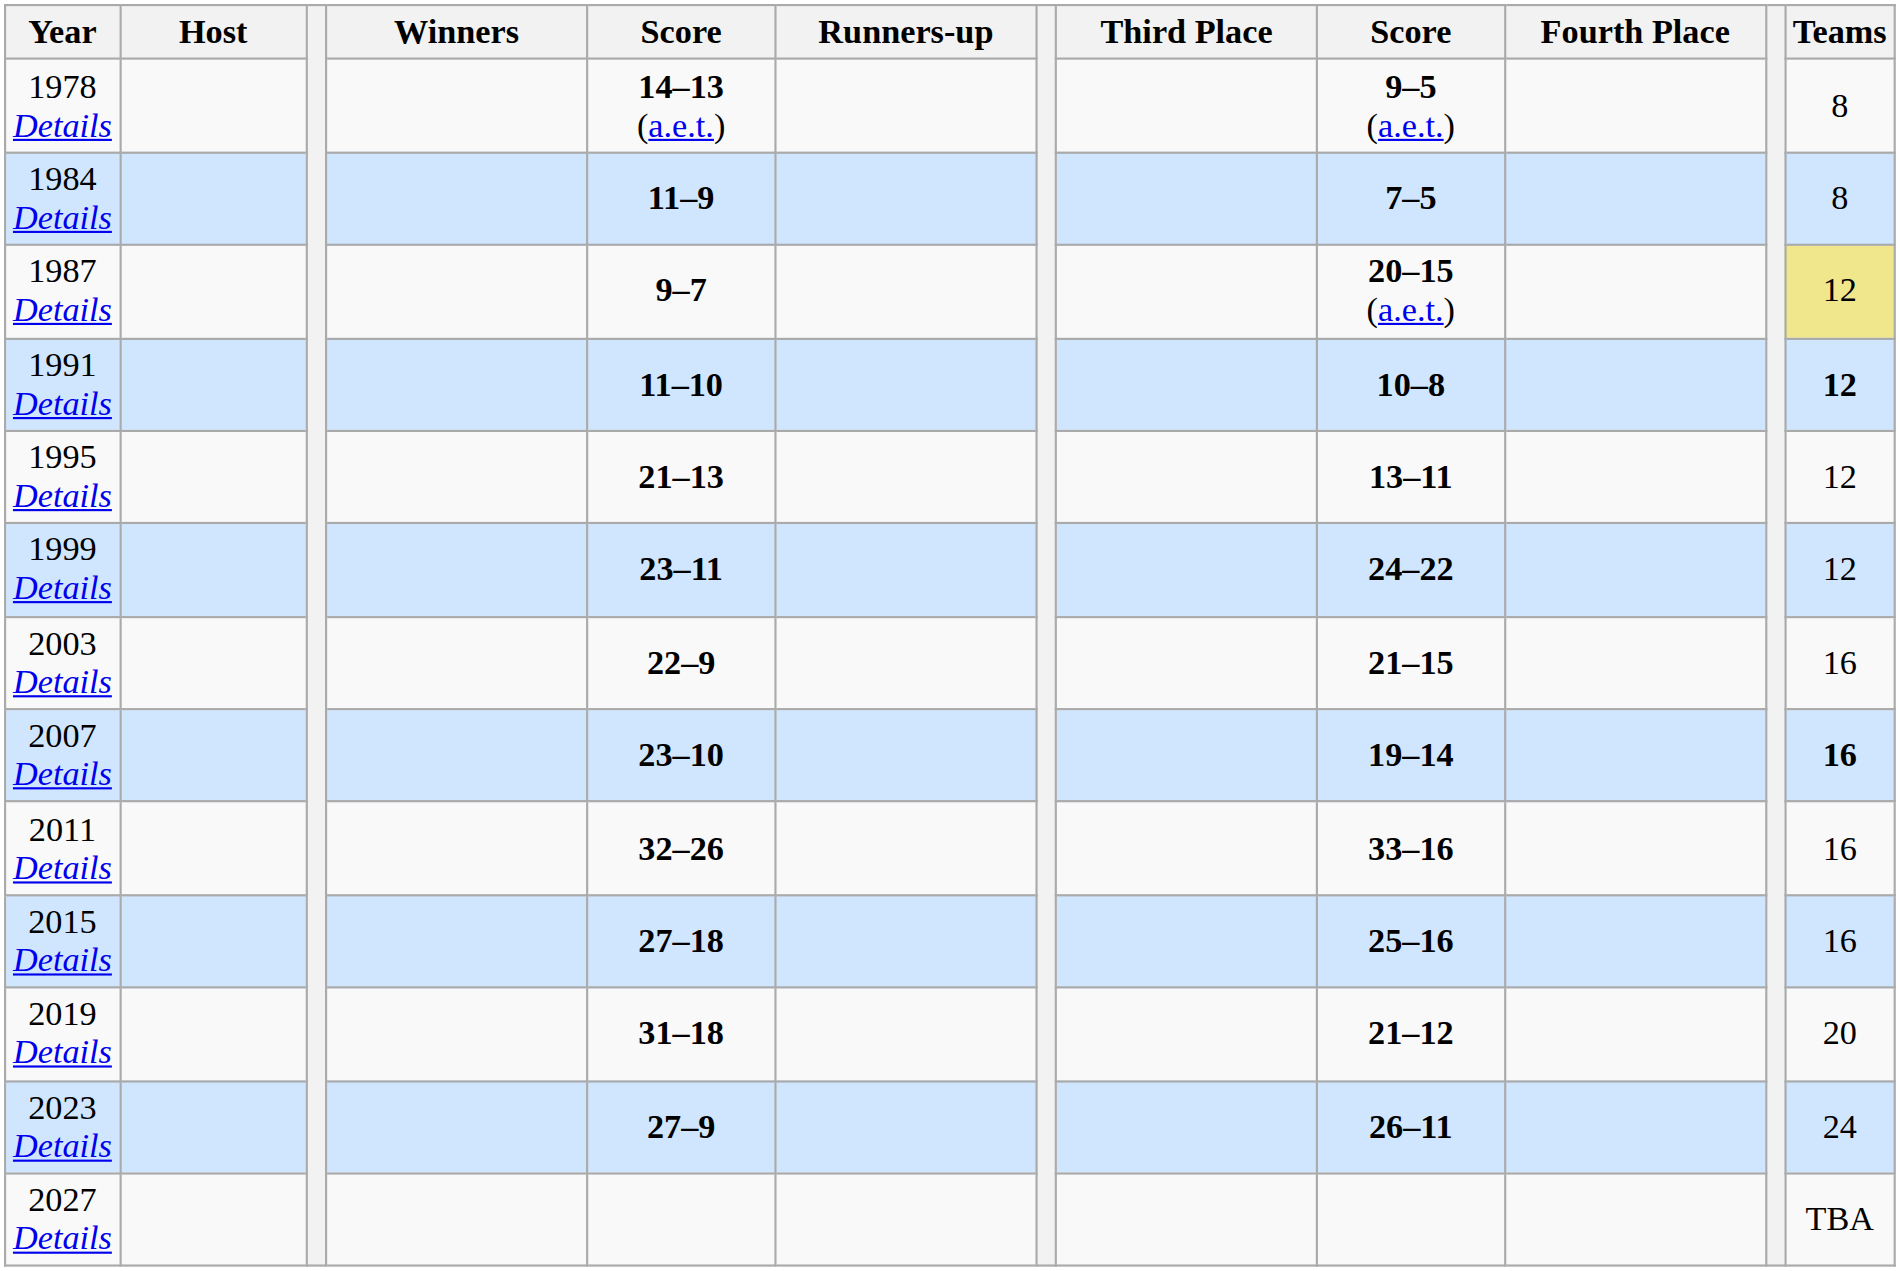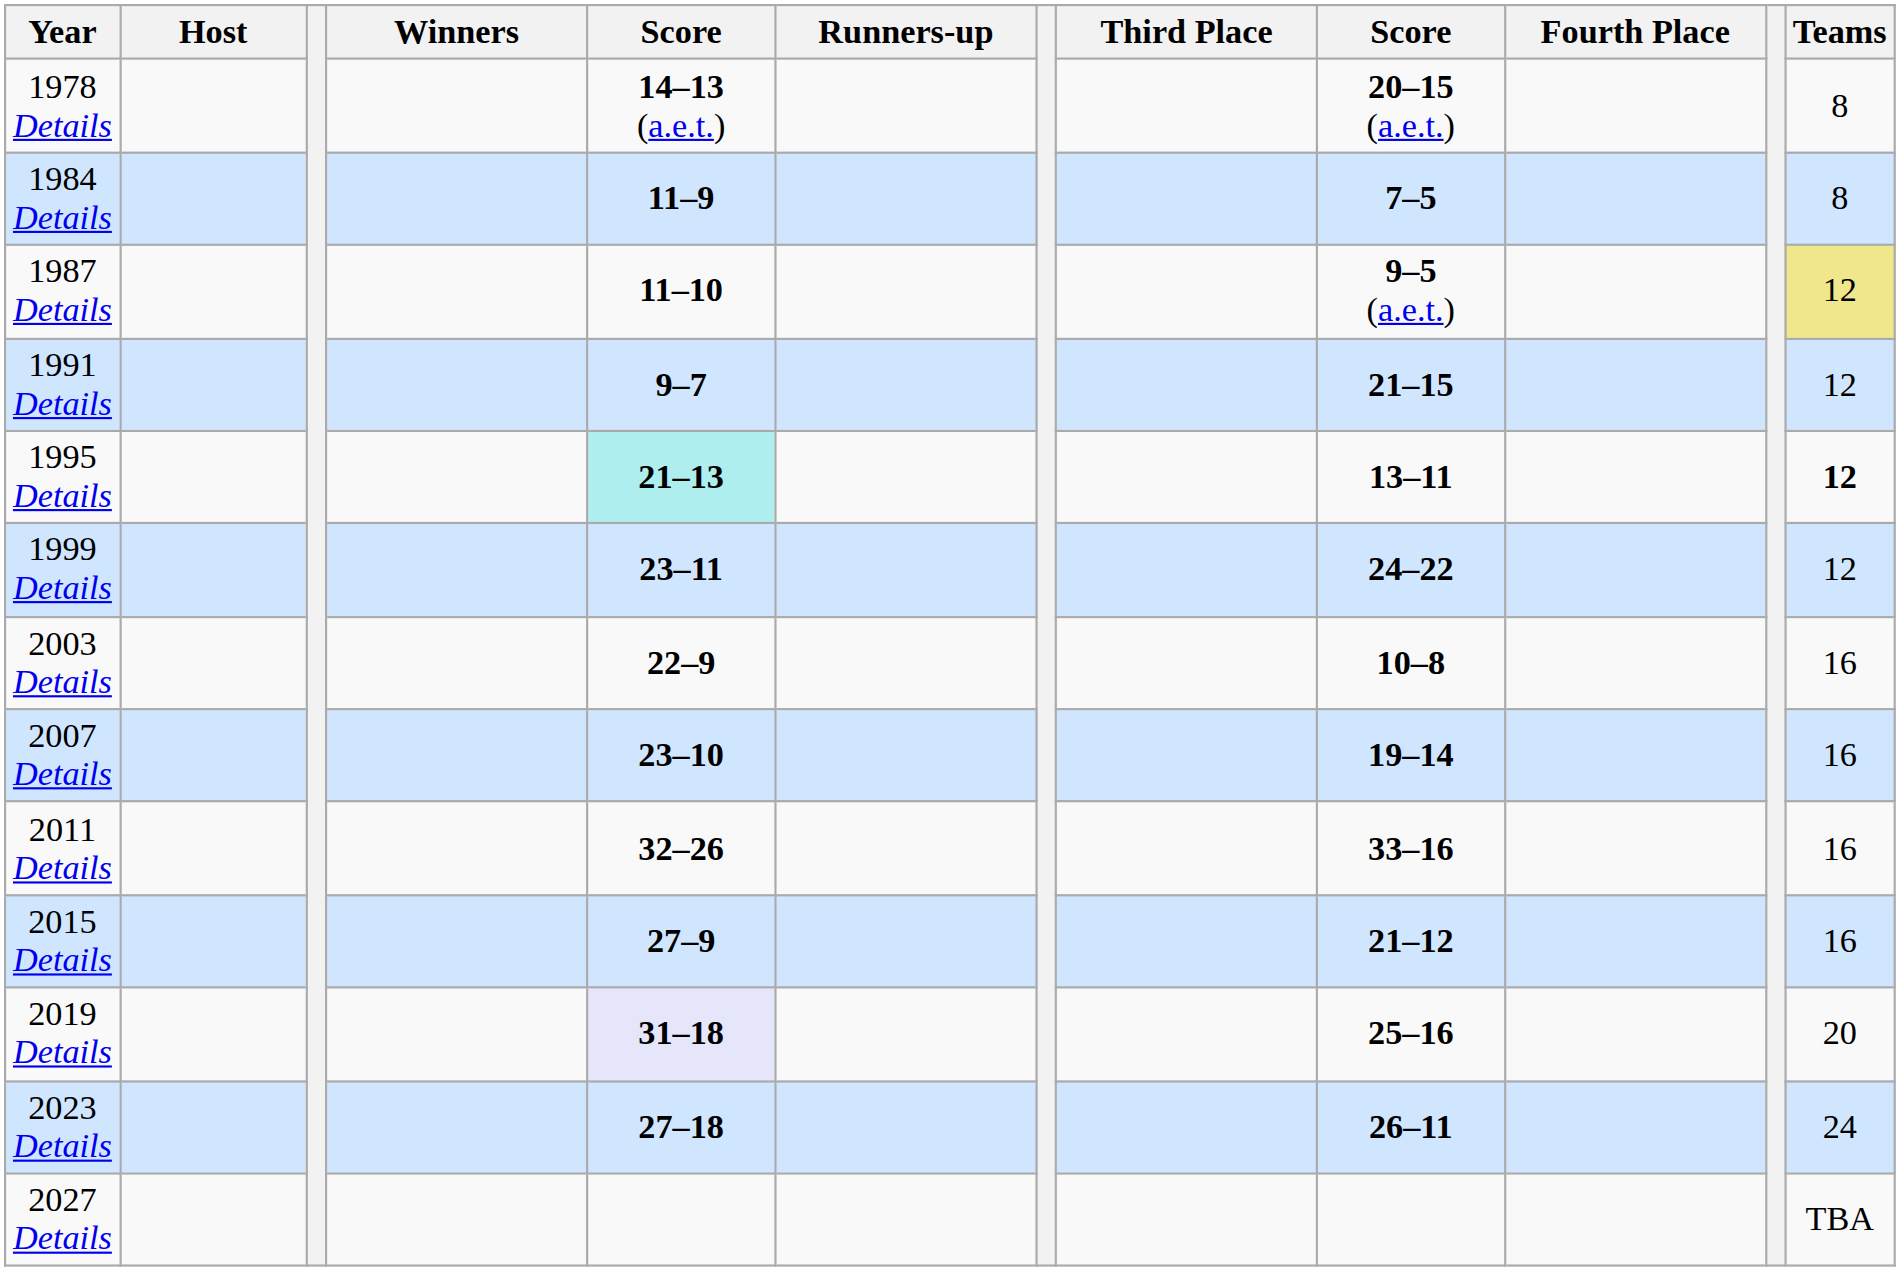(1411, 105) 9–5 (a.e.t.) -> (1411, 105) 20–15 (a.e.t.)
(681, 290) 9–7 -> (681, 290) 11–10
(1411, 290) 20–15 (a.e.t.) -> (1411, 290) 9–5 (a.e.t.)
(681, 383) 11–10 -> (681, 383) 9–7
(1411, 383) 10–8 -> (1411, 383) 21–15
(1840, 383) bold -> (1840, 383) normal
(681, 476) no background -> (681, 476) paleturquoise background
(1840, 476) normal -> (1840, 476) bold
(1411, 662) 21–15 -> (1411, 662) 10–8
(1840, 754) bold -> (1840, 754) normal
(681, 940) 27–18 -> (681, 940) 27–9
(1411, 940) 25–16 -> (1411, 940) 21–12
(681, 1033) no background -> (681, 1033) lavender background
(1411, 1033) 21–12 -> (1411, 1033) 25–16
(681, 1126) 27–9 -> (681, 1126) 27–18
